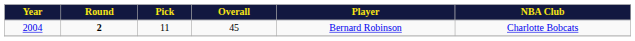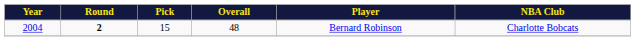(165, 28) 11 -> (165, 28) 15
(234, 28) 45 -> (234, 28) 48
